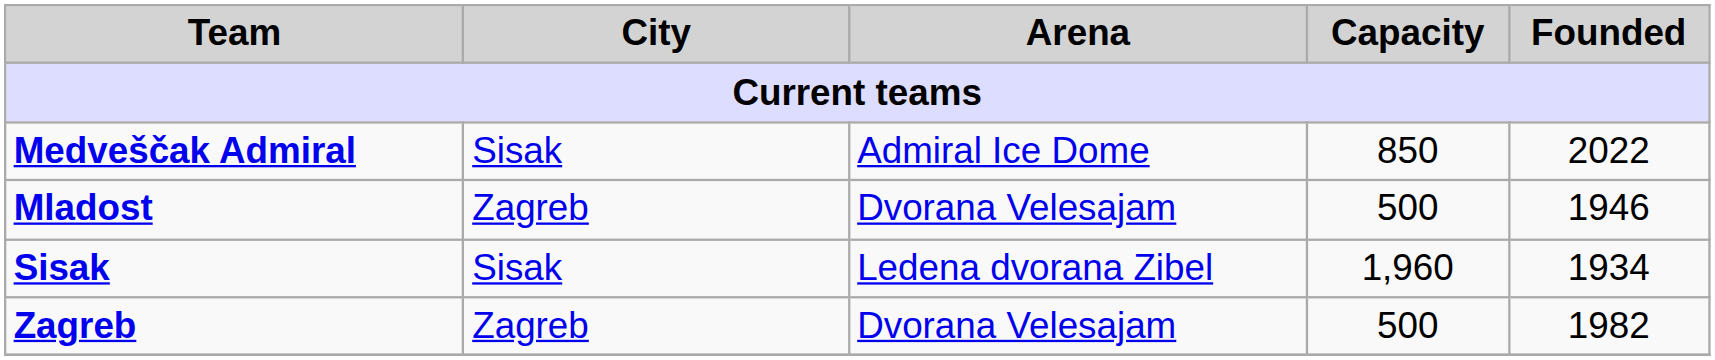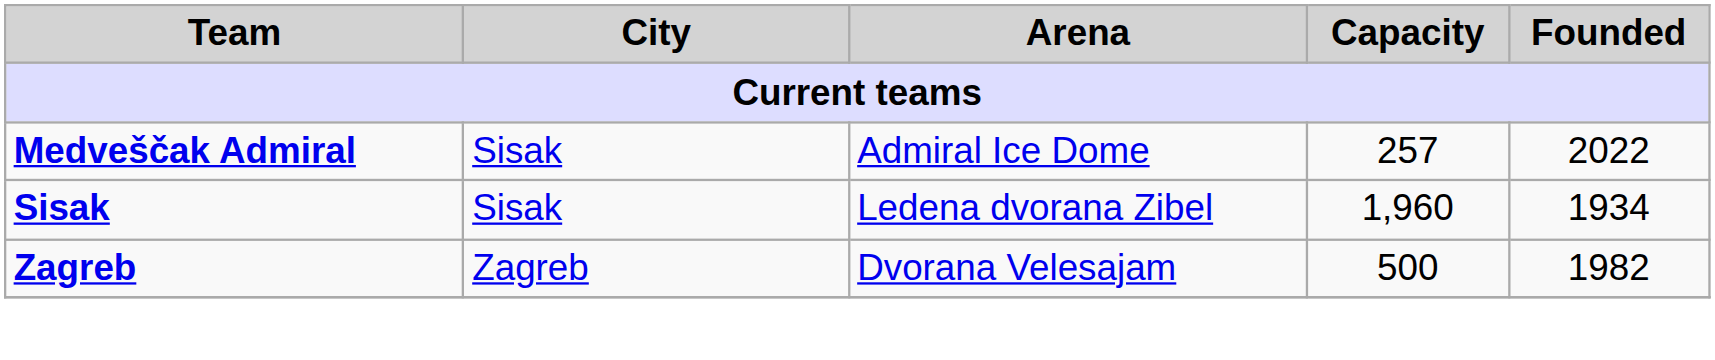(1408, 150) 850 -> (1408, 150) 257
- row: (83, 208)
